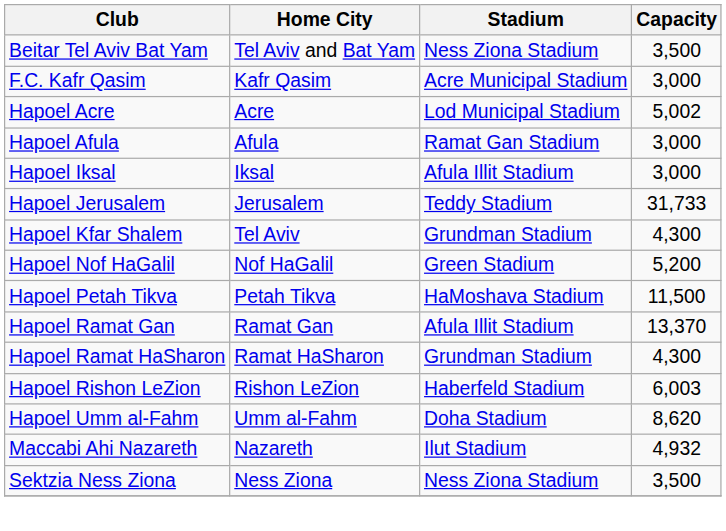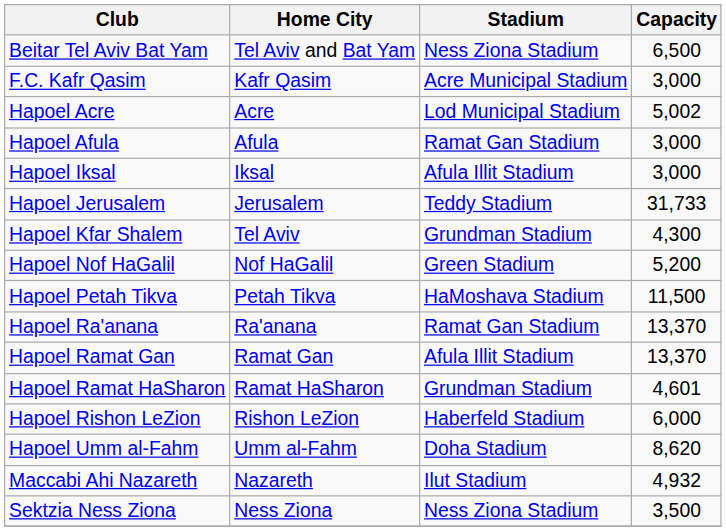(677, 50) 3,500 -> (677, 50) 6,500
+ row: (84, 326)
(677, 357) 4,300 -> (677, 388) 4,601
(677, 388) 6,003 -> (677, 419) 6,000
